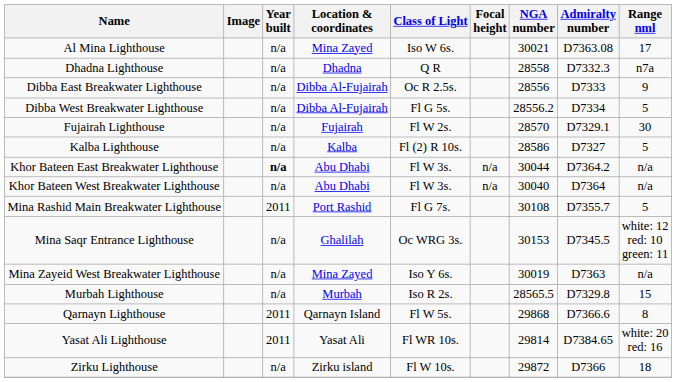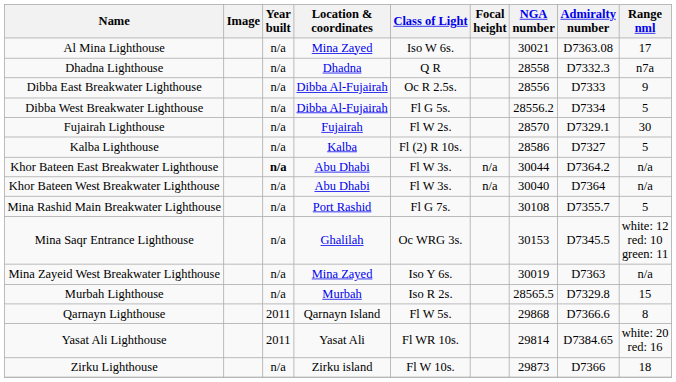(278, 206) 2011 -> (278, 206) n/a
(534, 367) 29872 -> (534, 367) 29873
